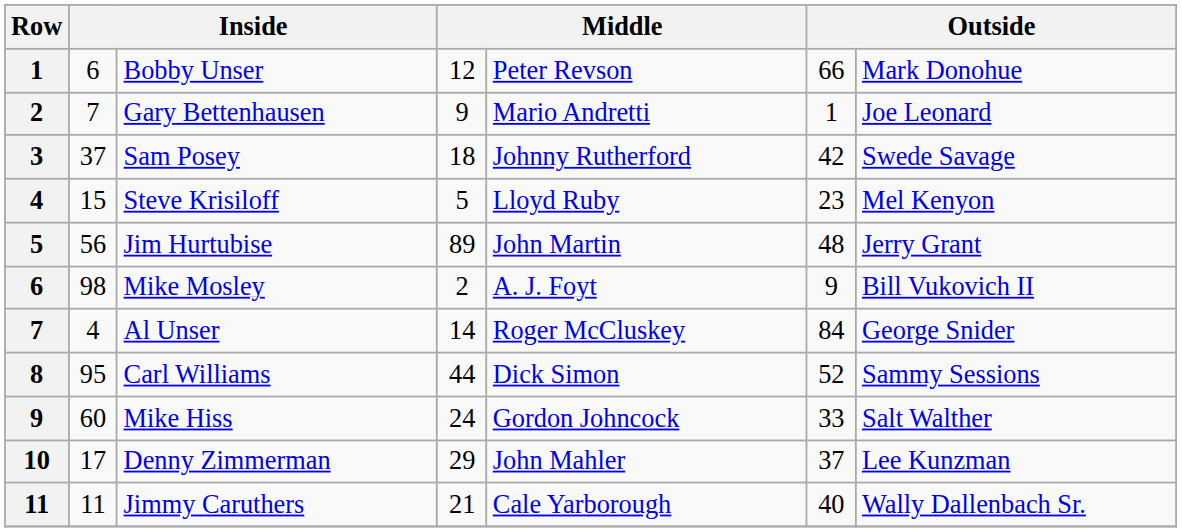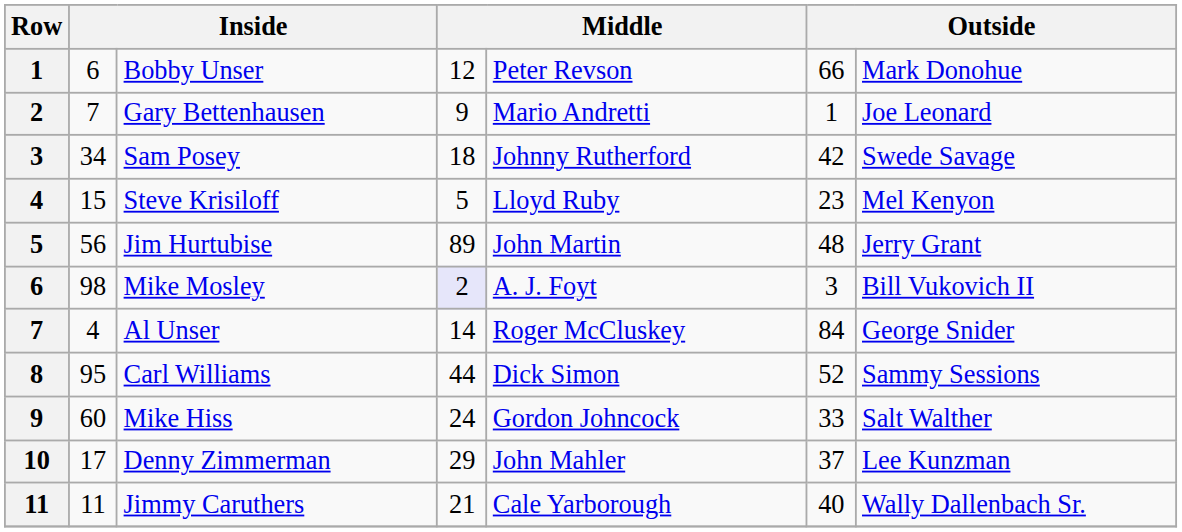(93, 157) 37 -> (93, 157) 34
(462, 287) no background -> (462, 287) lavender background
(831, 287) 9 -> (831, 287) 3
